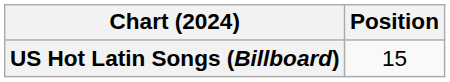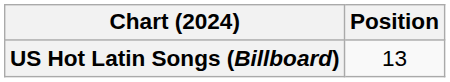(394, 58) 15 -> (394, 58) 13
